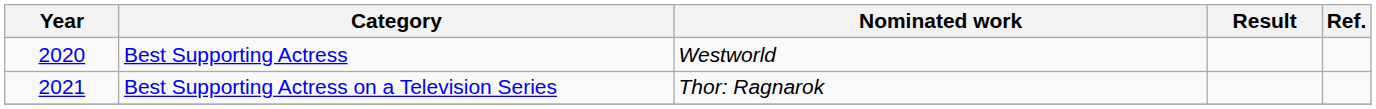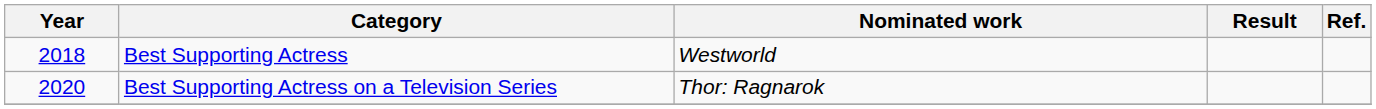(62, 54) 2020 -> (62, 54) 2018
(62, 87) 2021 -> (62, 87) 2020
